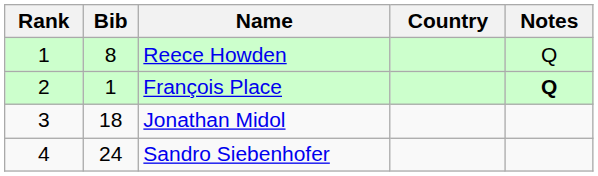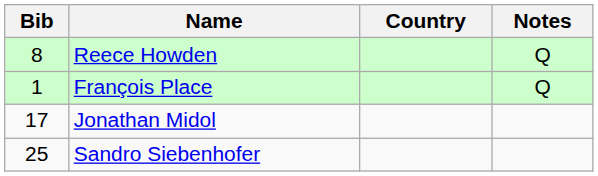- column: (44, 21)
(549, 87) bold -> (543, 87) normal
(111, 120) 18 -> (37, 120) 17
(111, 154) 24 -> (37, 154) 25
